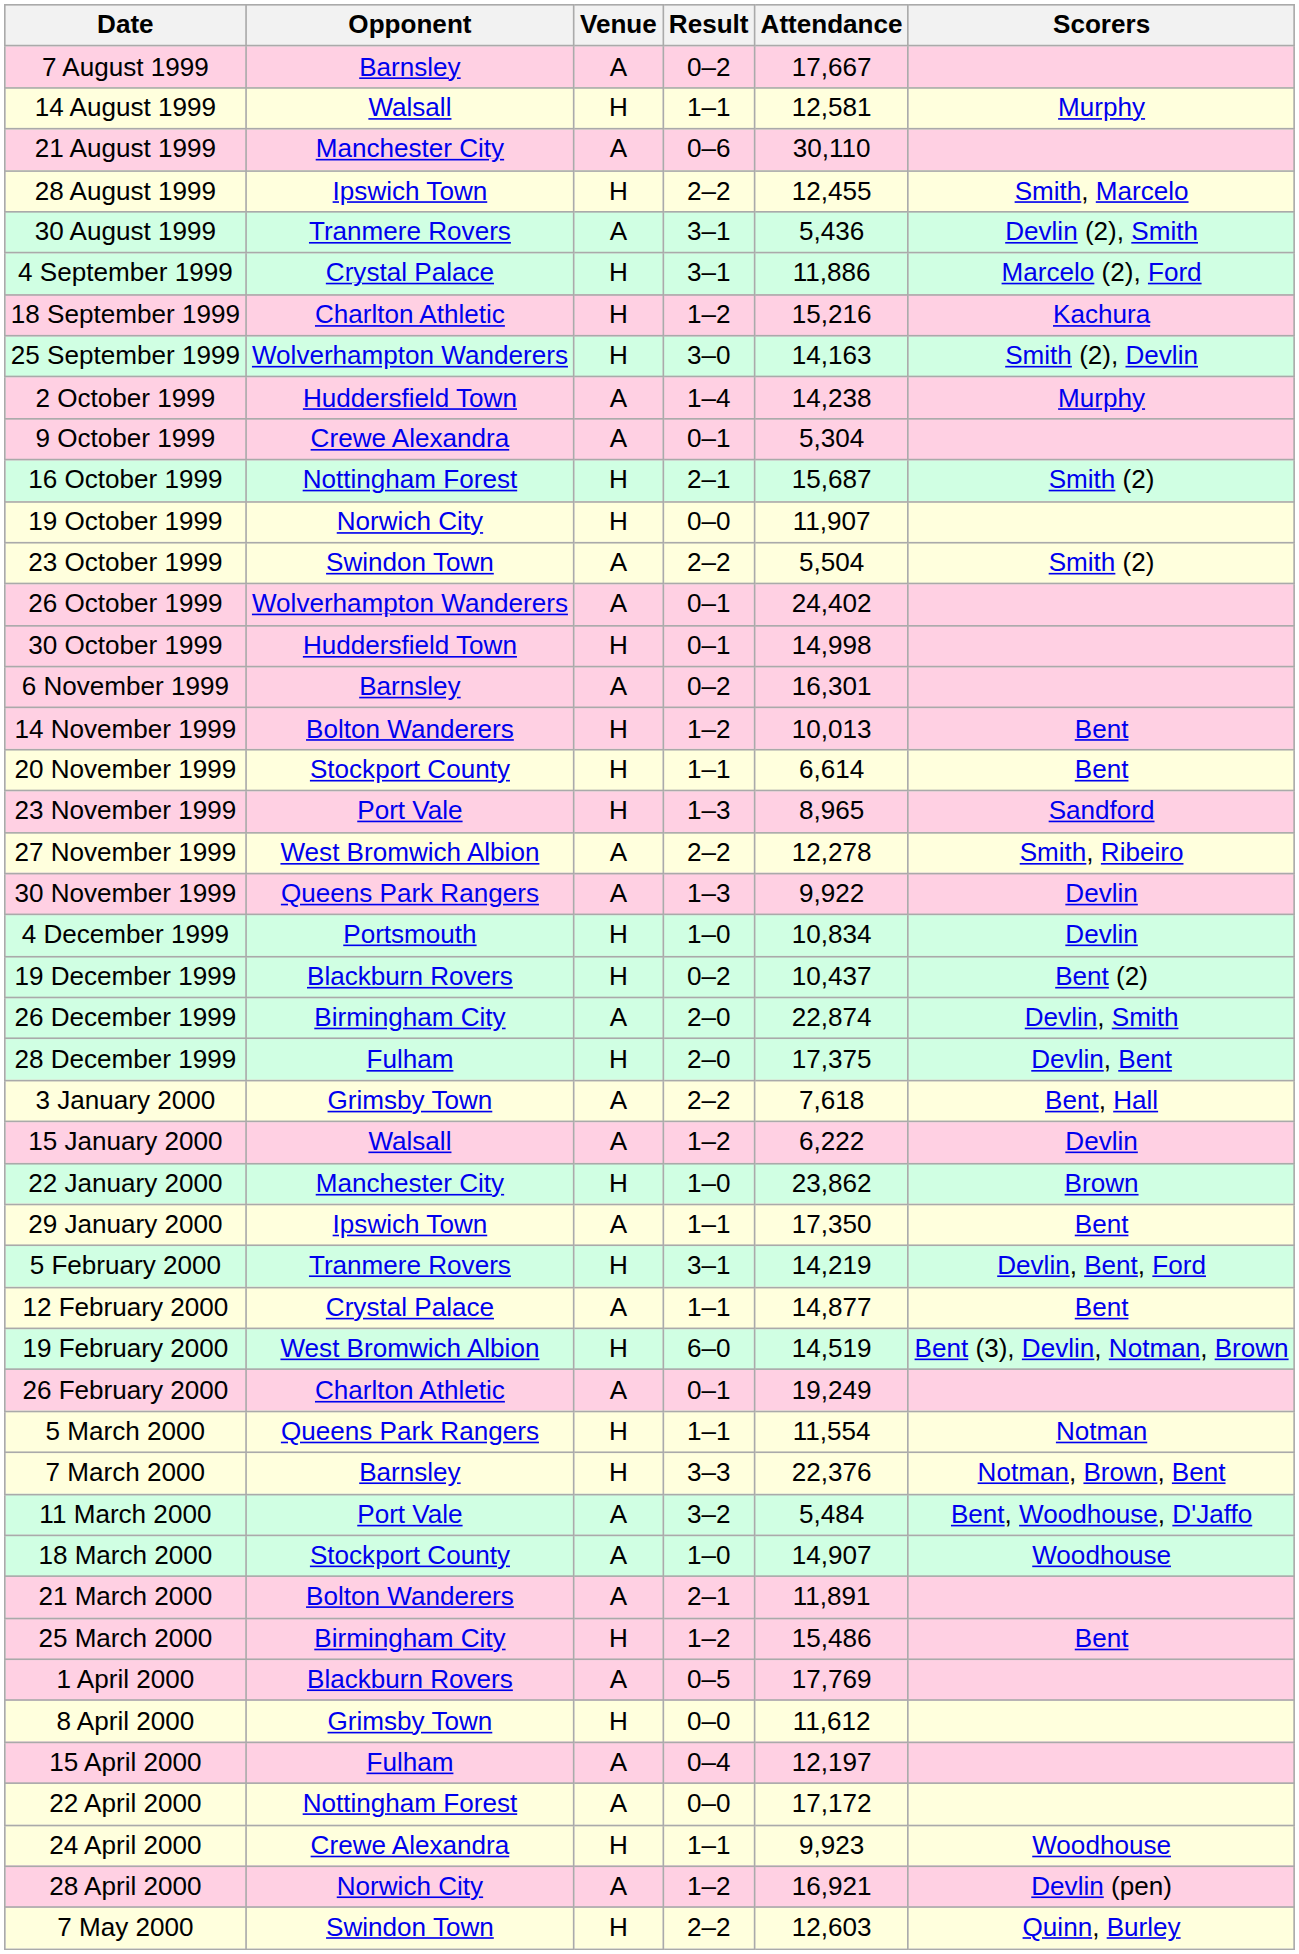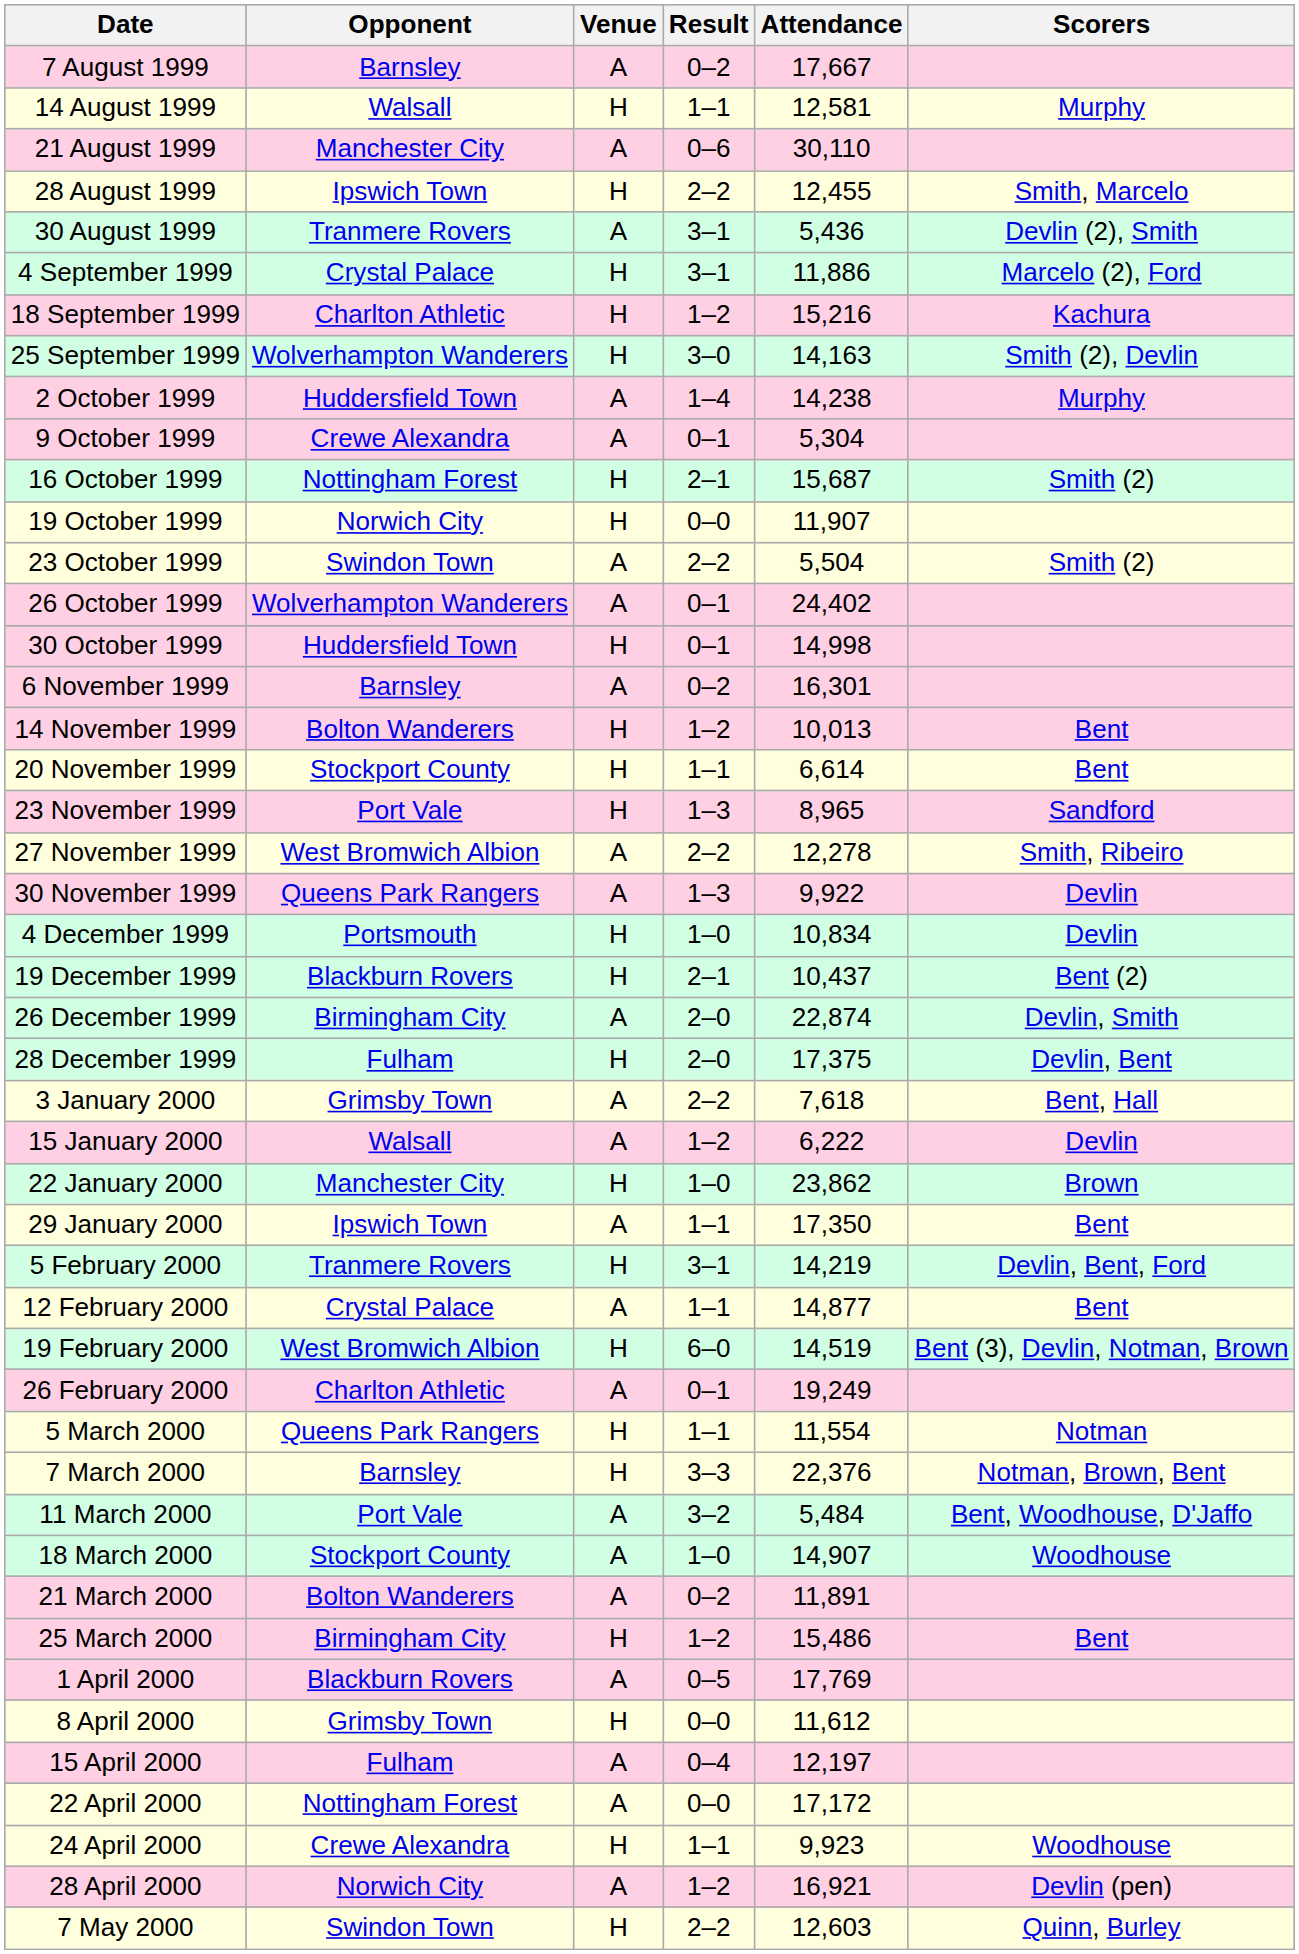(709, 976) 0–2 -> (709, 976) 2–1
(709, 1596) 2–1 -> (709, 1596) 0–2
